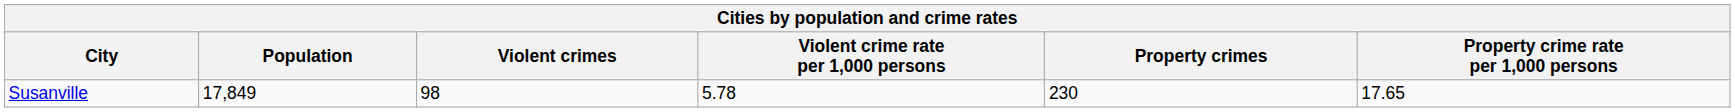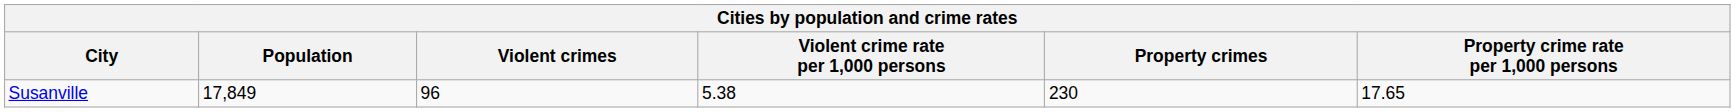(430, 93) 98 -> (430, 93) 96
(719, 93) 5.78 -> (719, 93) 5.38
